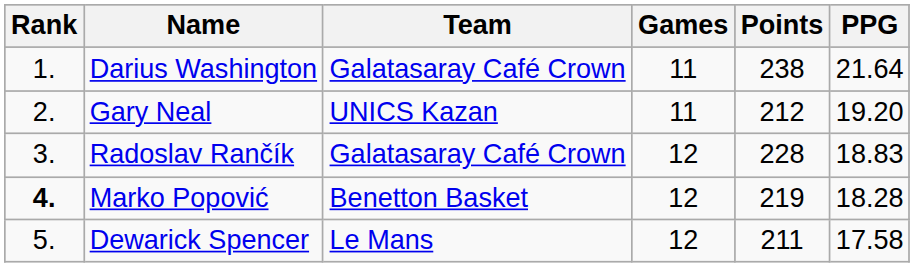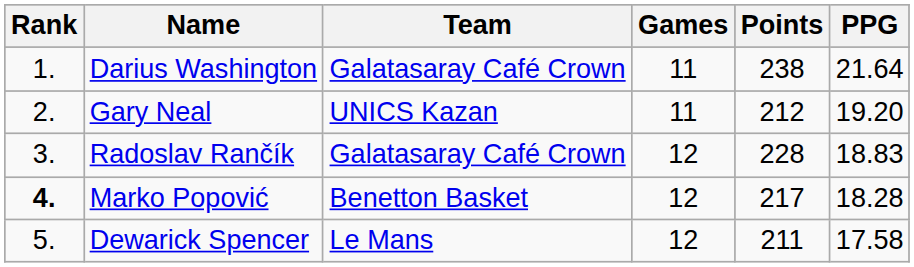(782, 197) 219 -> (782, 197) 217
